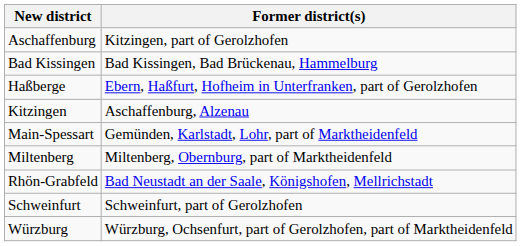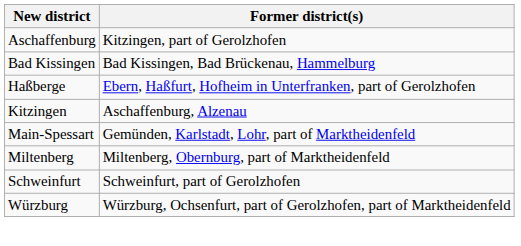- row: (53, 181)
